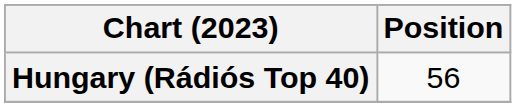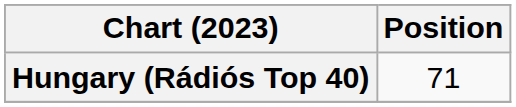(443, 76) 56 -> (443, 76) 71
